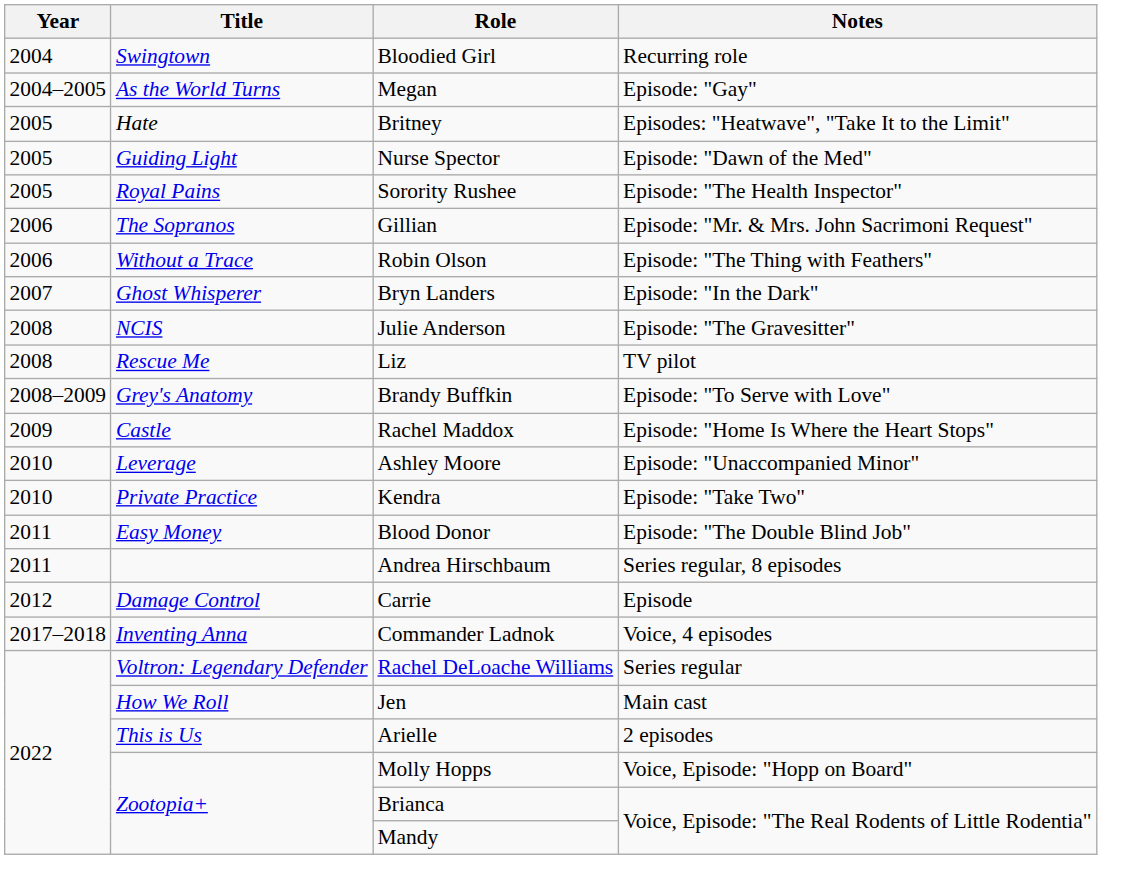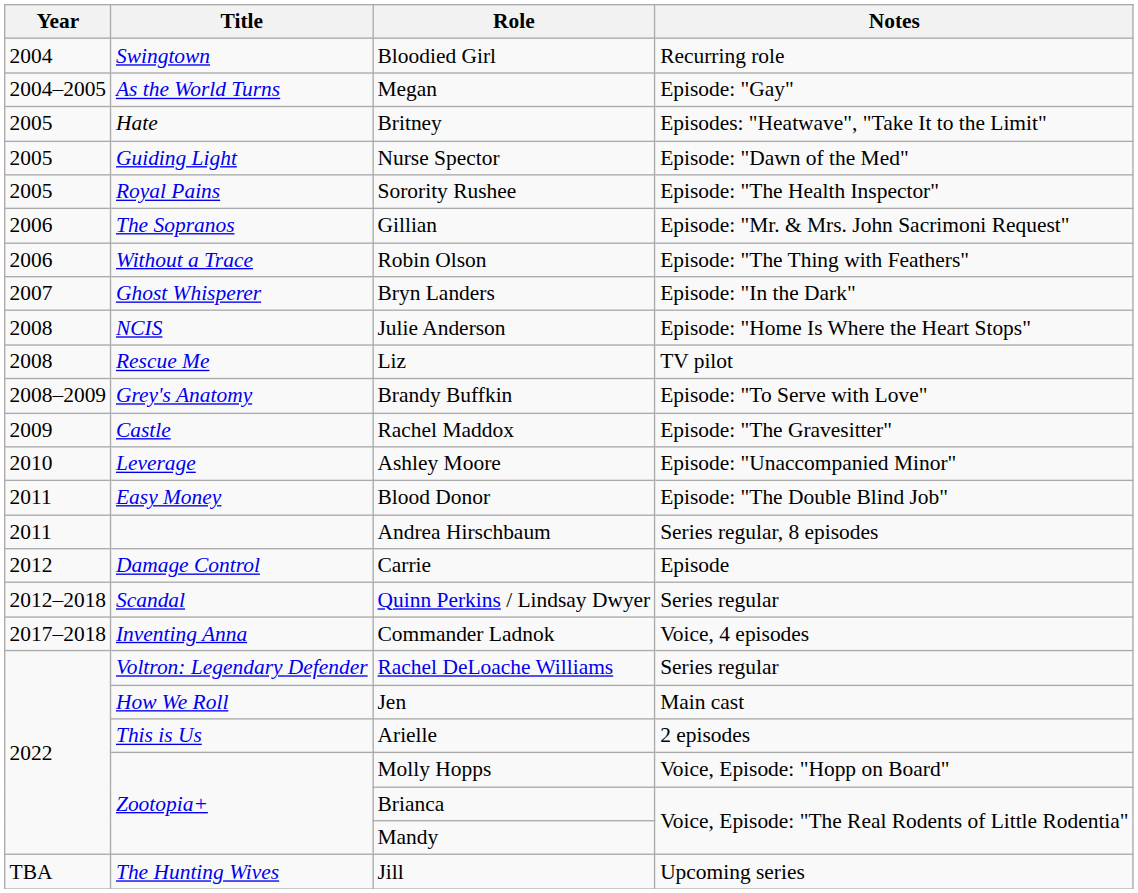(739, 327) Episode: "The Gravesitter" -> (846, 327) Episode: "Home Is Where the Heart Stops"
(808, 429) Episode: "Home Is Where the Heart Stops" -> (776, 429) Episode: "The Gravesitter"
- row: (409, 497)
+ row: (514, 599)
+ row: (391, 871)
